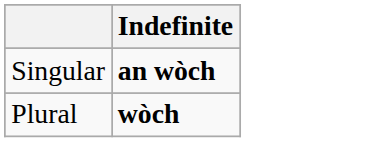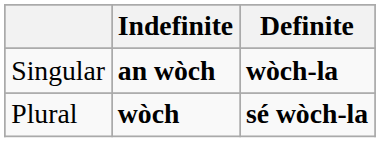+ column: (307, 26)
